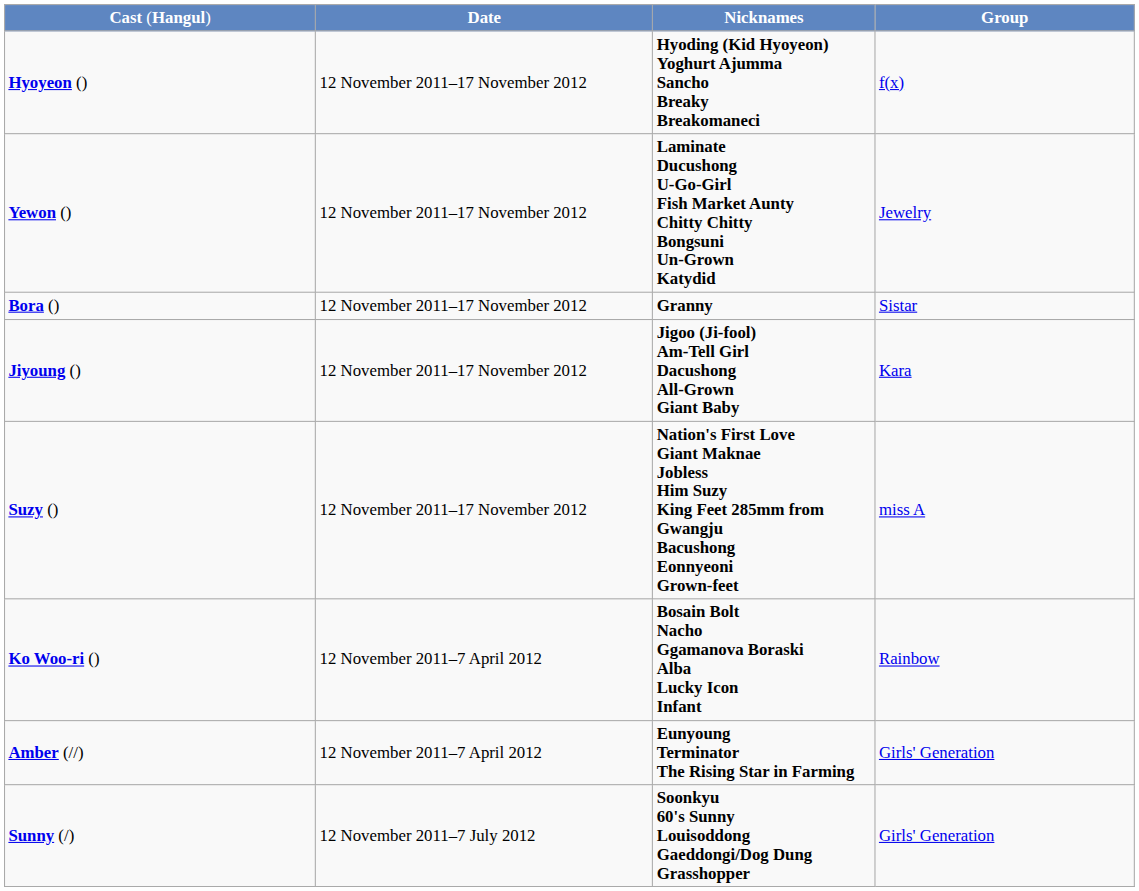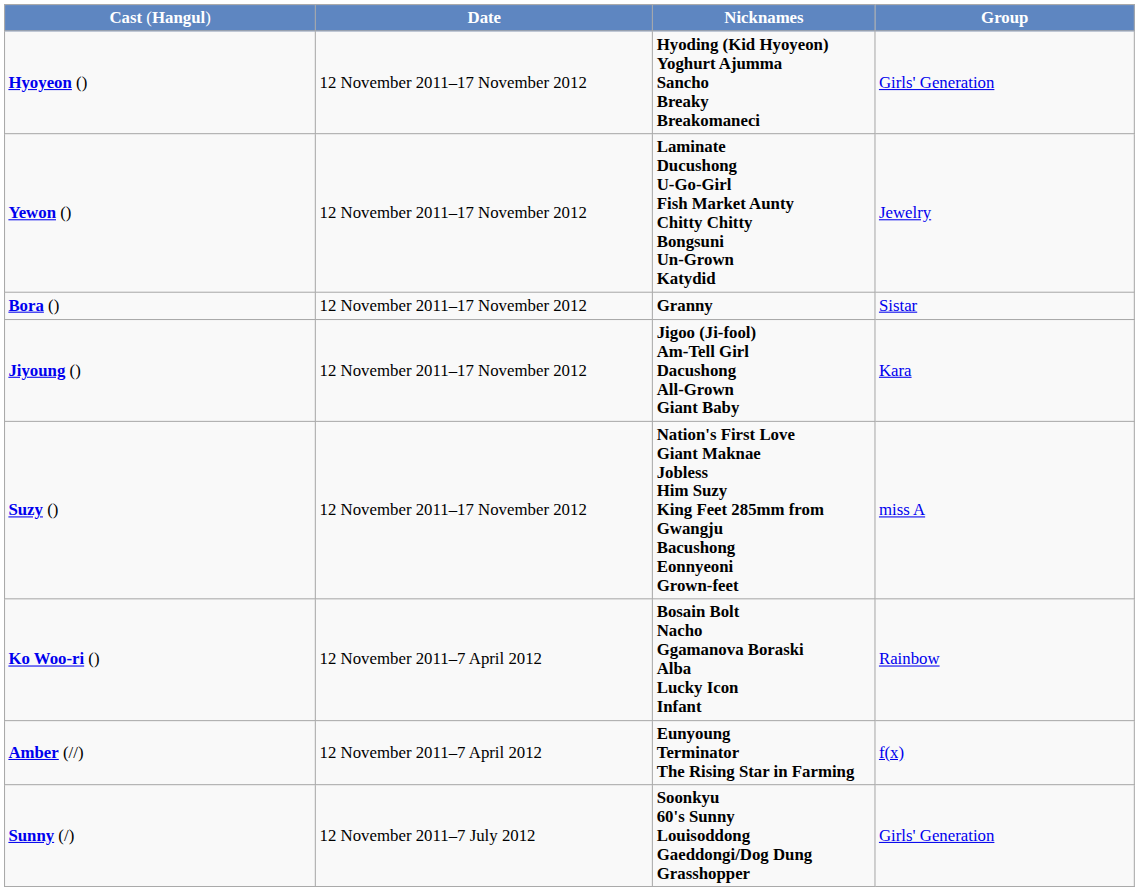(892, 82) f(x) -> (937, 82) Girls' Generation
(937, 752) Girls' Generation -> (892, 752) f(x)
